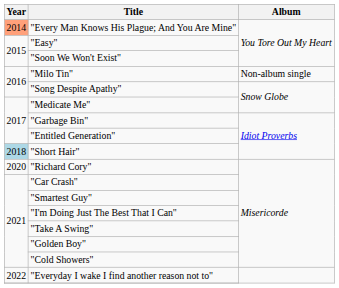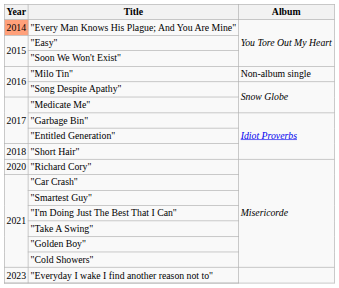(16, 151) lightblue background -> (16, 151) no background
(16, 275) 2022 -> (16, 275) 2023
